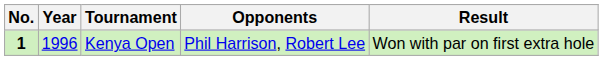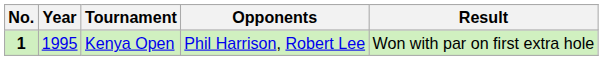(60, 43) 1996 -> (60, 43) 1995
